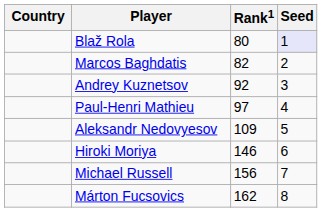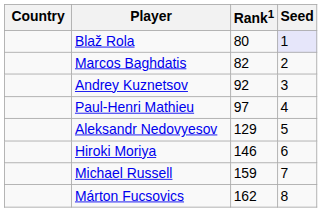(245, 129) 109 -> (245, 129) 129
(245, 173) 156 -> (245, 173) 159
